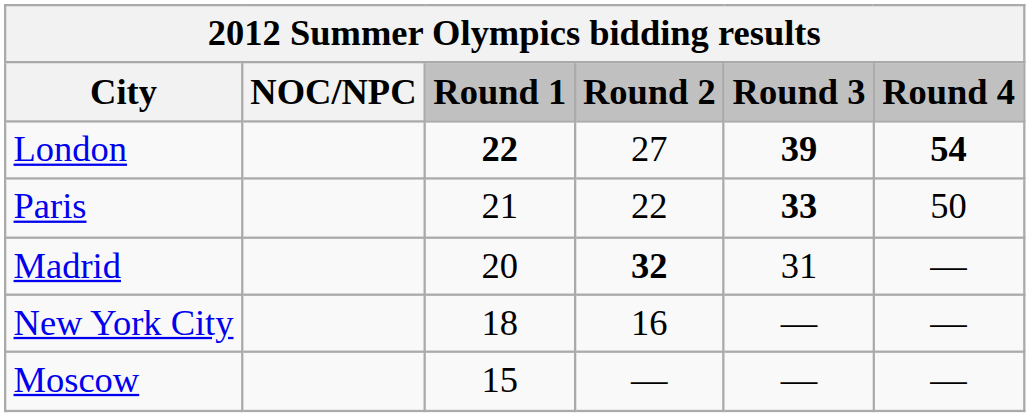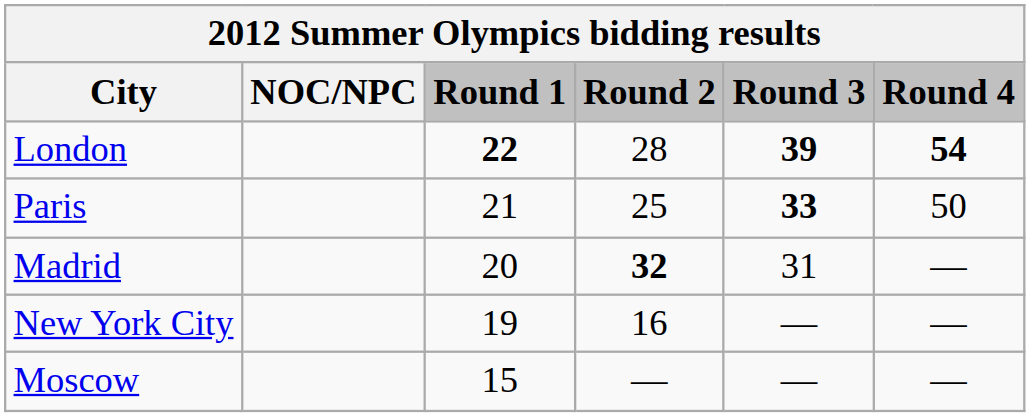(649, 149) 27 -> (649, 149) 28
(649, 206) 22 -> (649, 206) 25
(500, 322) 18 -> (500, 322) 19
